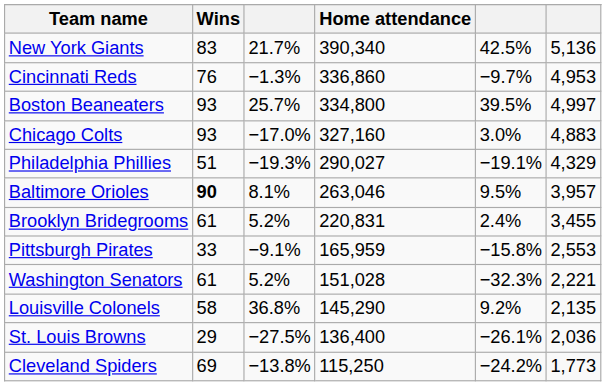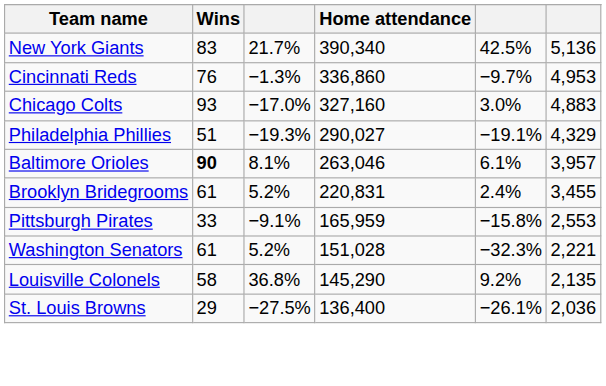- row: (86, 105)
(500, 192) 9.5% -> (500, 163) 6.1%
- row: (83, 366)
